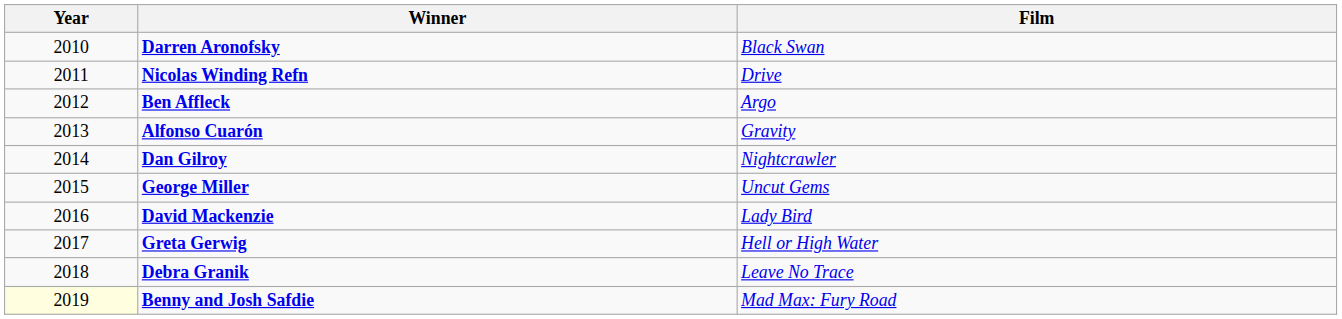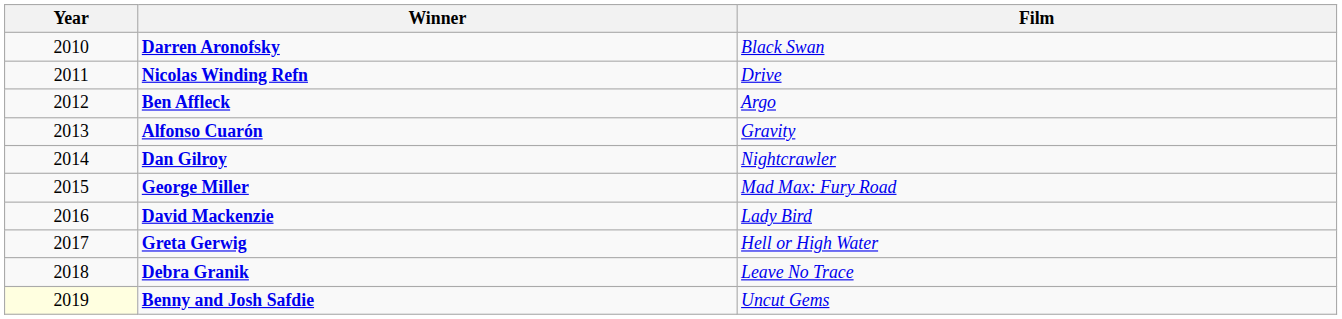(785, 187) Uncut Gems -> (819, 187) Mad Max: Fury Road
(819, 300) Mad Max: Fury Road -> (785, 300) Uncut Gems
